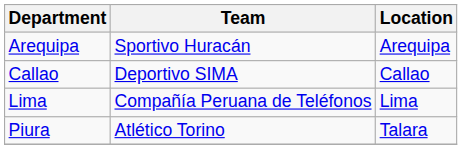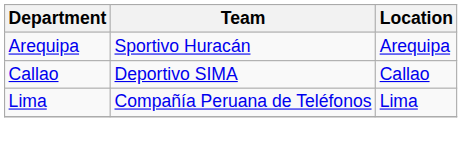- row: (29, 130)
